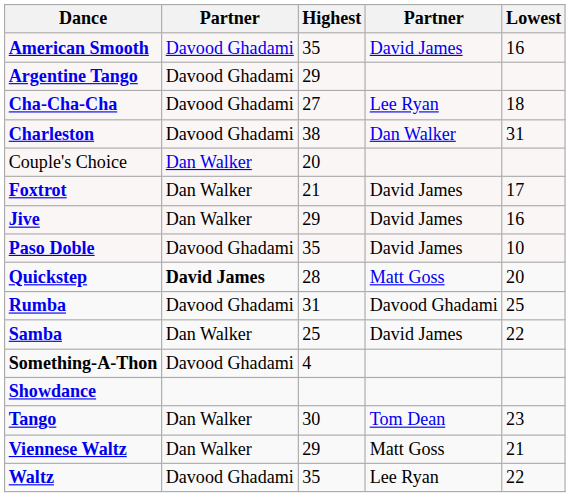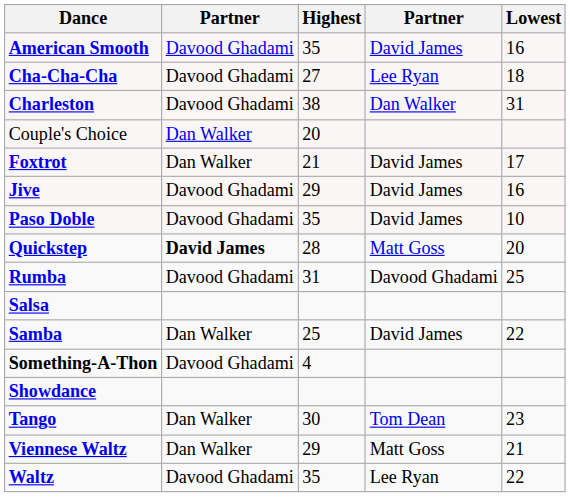- row: (73, 76)
(209, 219) Dan Walker -> (230, 190) Davood Ghadami
+ row: (29, 305)
